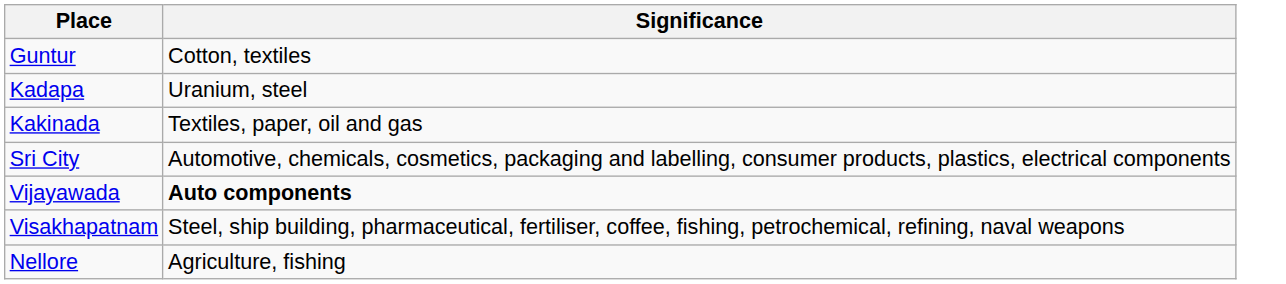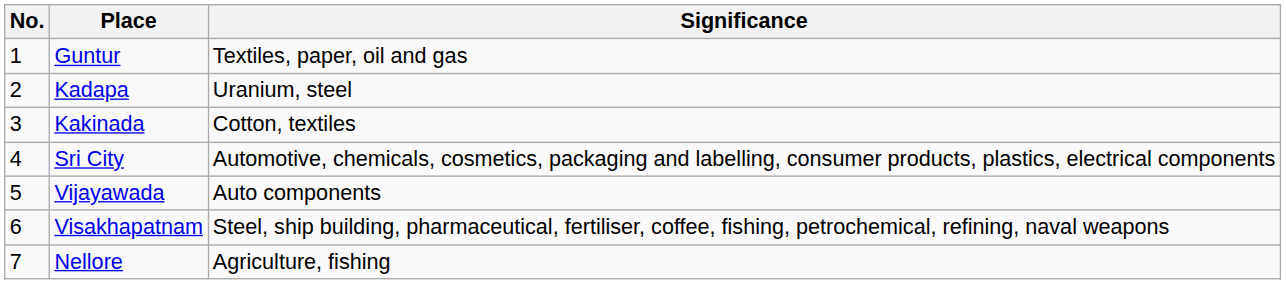+ column: (27, 21)
(240, 55) Cotton, textiles -> (340, 55) Textiles, paper, oil and gas
(295, 124) Textiles, paper, oil and gas -> (284, 124) Cotton, textiles
(260, 192) bold -> (297, 192) normal
